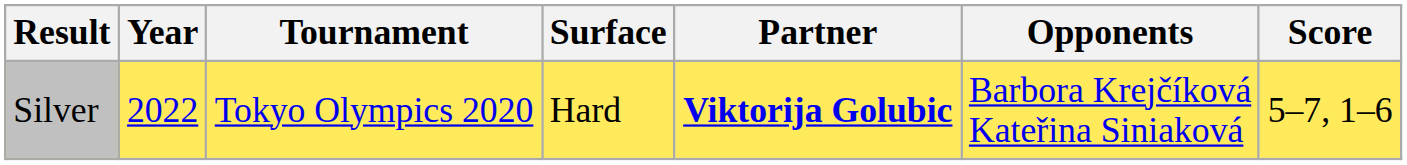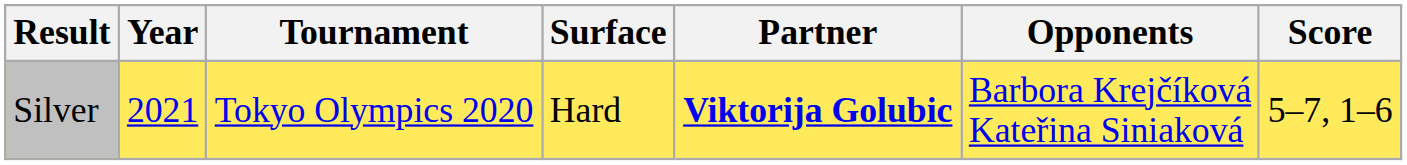(163, 109) 2022 -> (163, 109) 2021
